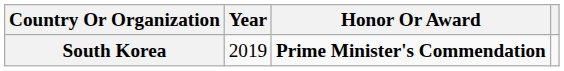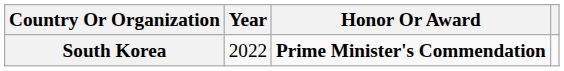(248, 50) 2019 -> (248, 50) 2022
